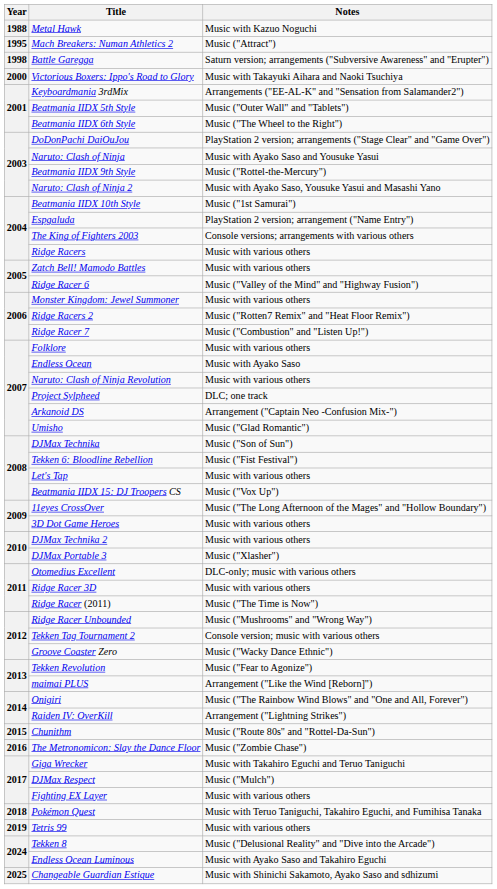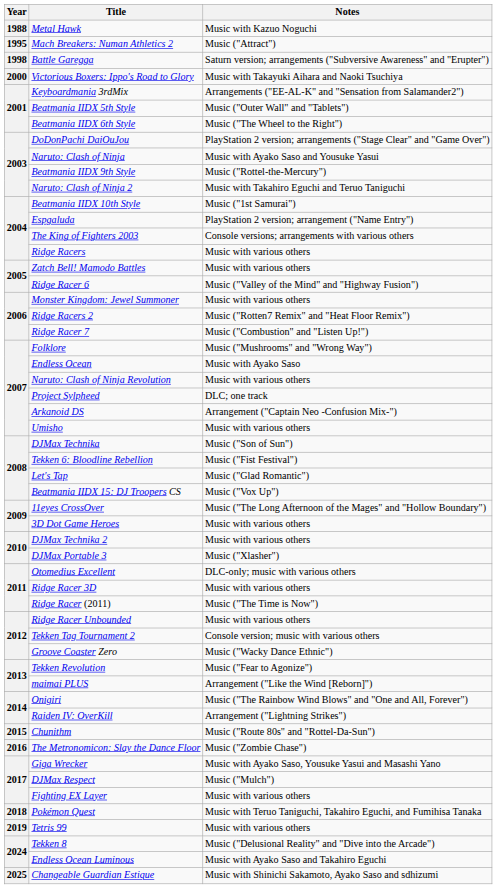(323, 188) Music with Ayako Saso, Yousuke Yasui and Masashi Yano -> (305, 188) Music with Takahiro Eguchi and Teruo Taniguchi
(258, 348) Music with various others -> (288, 348) Music ("Mushrooms" and "Wrong Way")
(257, 428) Music ("Glad Romantic") -> (258, 428) Music with various others
(258, 476) Music with various others -> (257, 476) Music ("Glad Romantic")
(288, 619) Music ("Mushrooms" and "Wrong Way") -> (258, 619) Music with various others
(305, 763) Music with Takahiro Eguchi and Teruo Taniguchi -> (323, 763) Music with Ayako Saso, Yousuke Yasui and Masashi Yano
